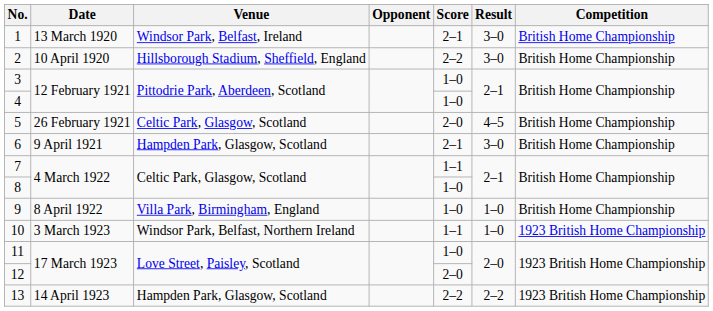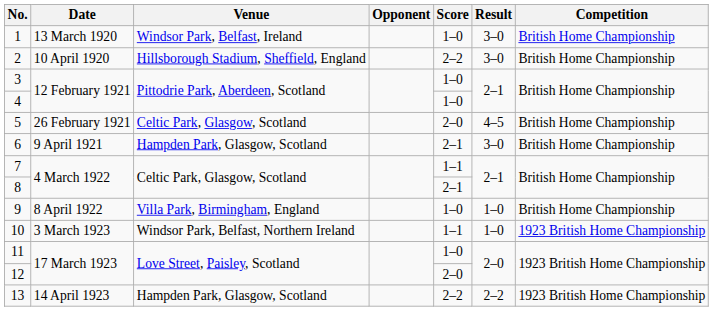(453, 36) 2–1 -> (453, 36) 1–0
(453, 187) 1–0 -> (453, 187) 2–1
